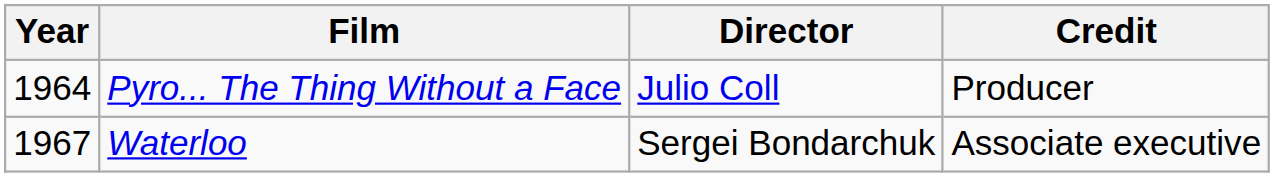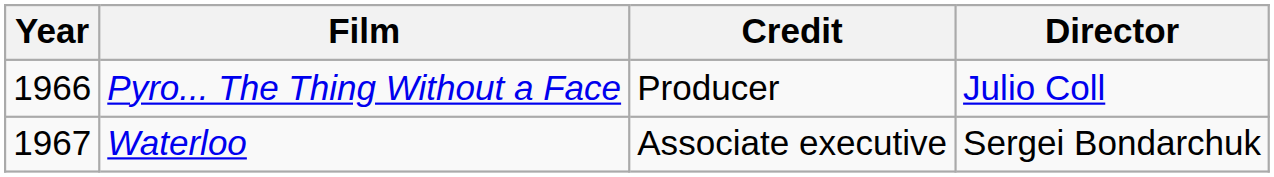columns swapped: (786, 32) <-> (1106, 32)
(52, 87) 1964 -> (52, 87) 1966
